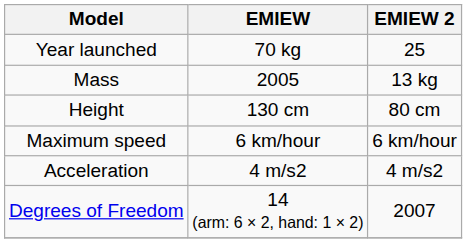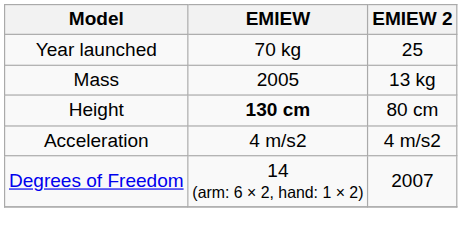(278, 110) normal -> (278, 110) bold
- row: (96, 140)
